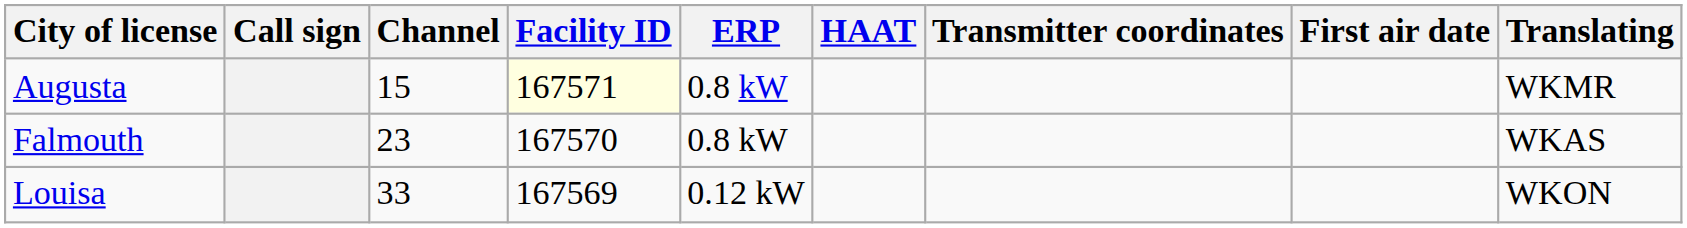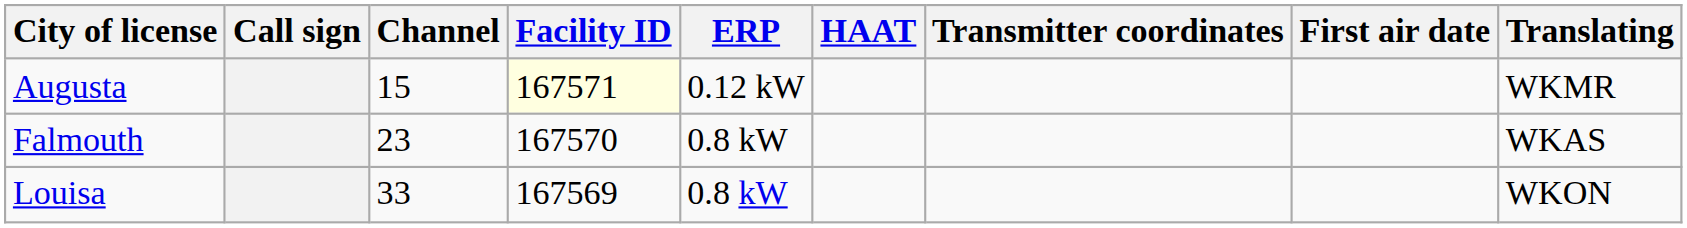(738, 85) 0.8 kW -> (746, 85) 0.12 kW
(746, 193) 0.12 kW -> (738, 193) 0.8 kW
